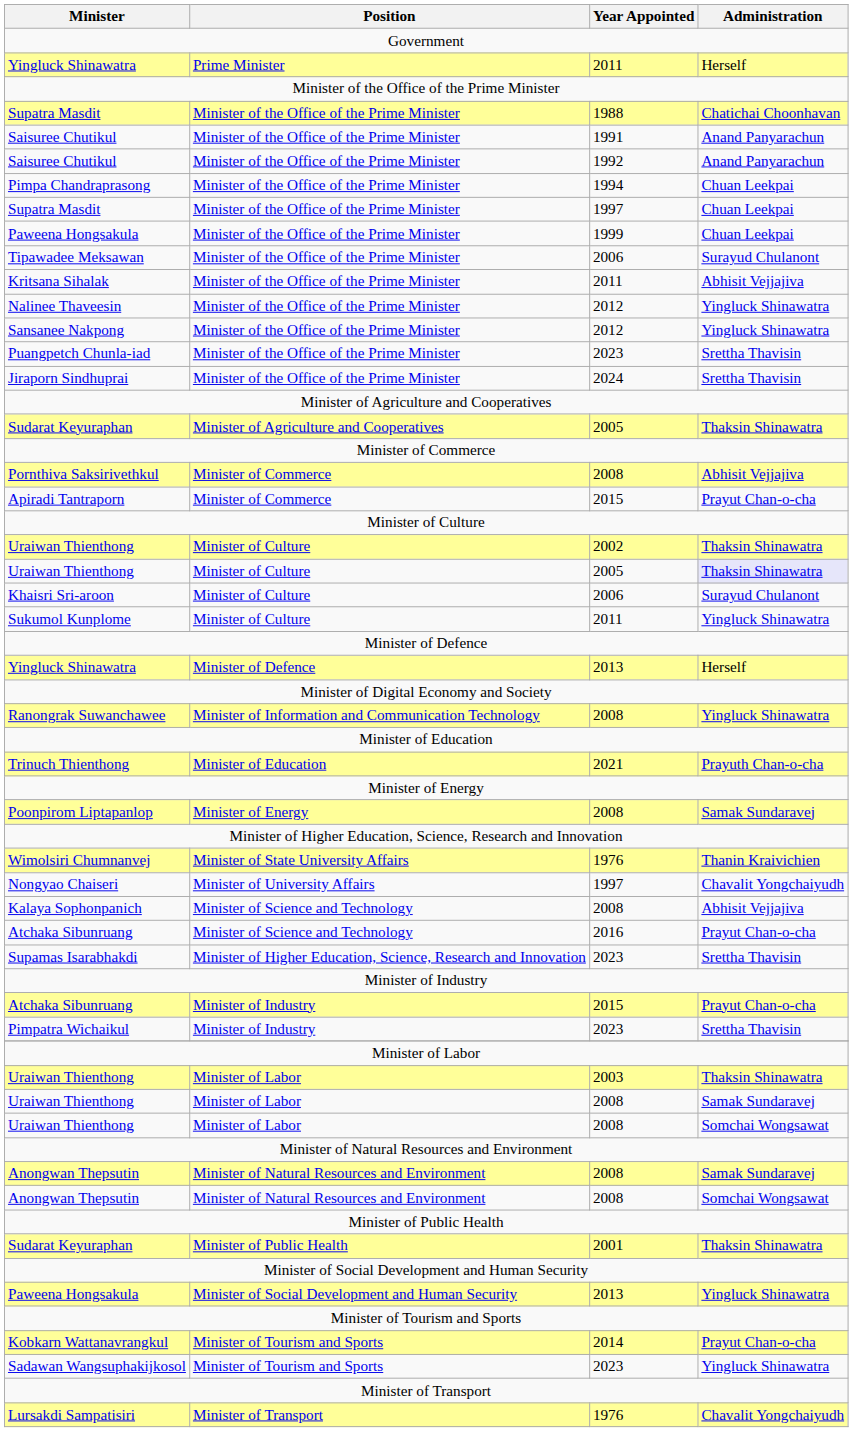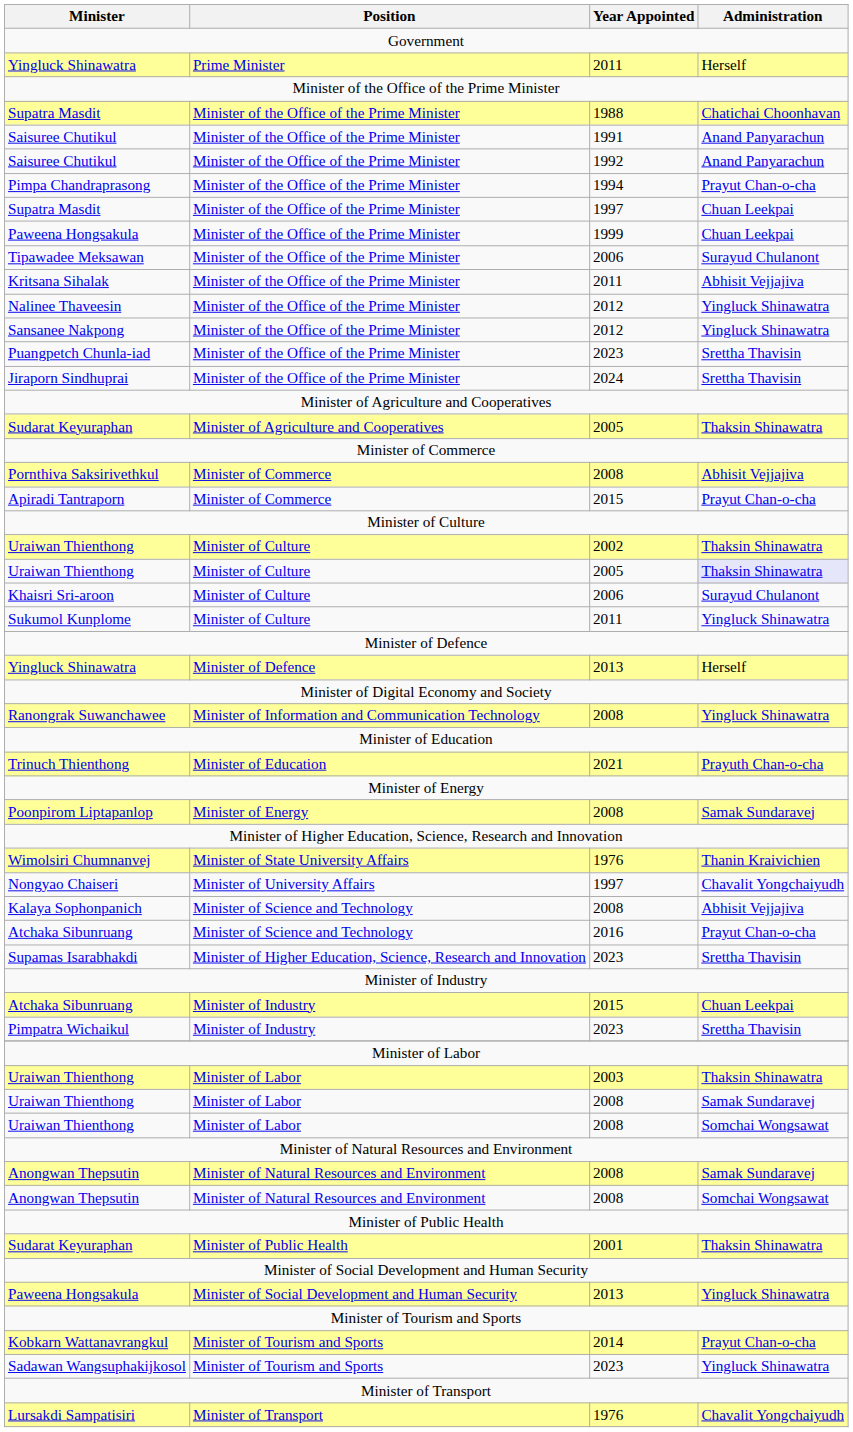(748, 185) Chuan Leekpai -> (759, 185) Prayut Chan-o-cha
(759, 1004) Prayut Chan-o-cha -> (748, 1004) Chuan Leekpai
